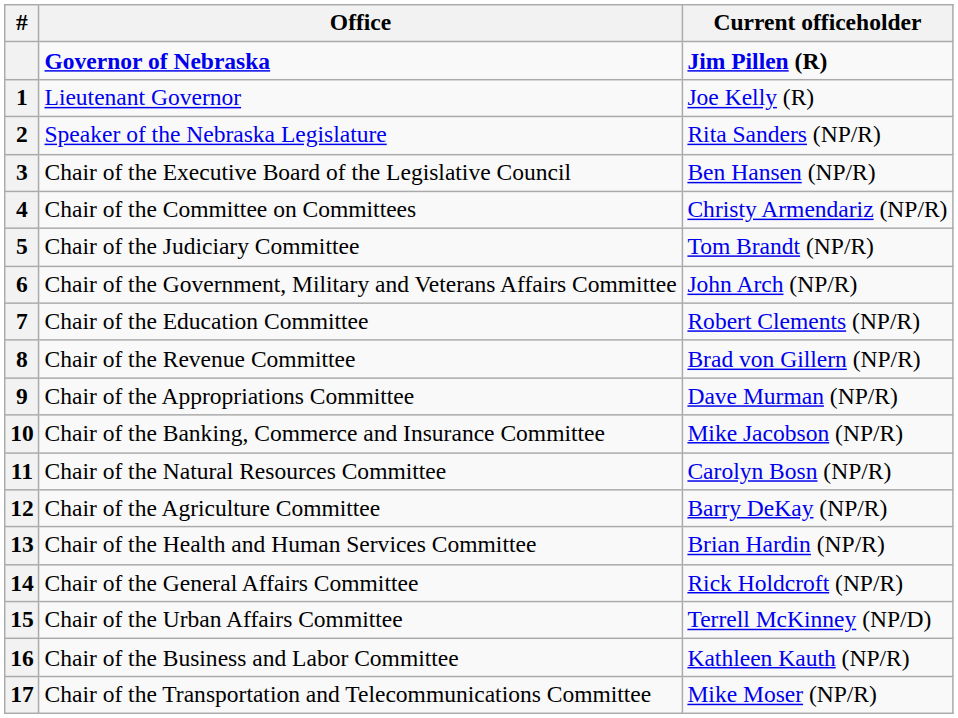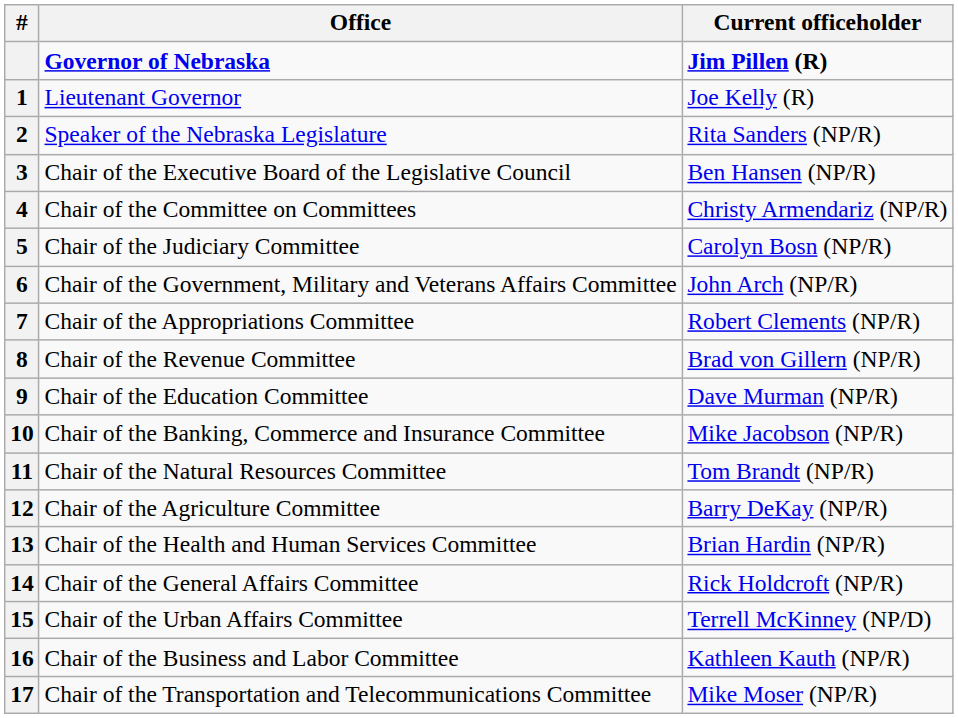(781, 246) Tom Brandt (NP/R) -> (789, 246) Carolyn Bosn (NP/R)
(207, 321) Chair of the Education Committee -> (229, 321) Chair of the Appropriations Committee
(229, 396) Chair of the Appropriations Committee -> (207, 396) Chair of the Education Committee
(789, 470) Carolyn Bosn (NP/R) -> (781, 470) Tom Brandt (NP/R)
